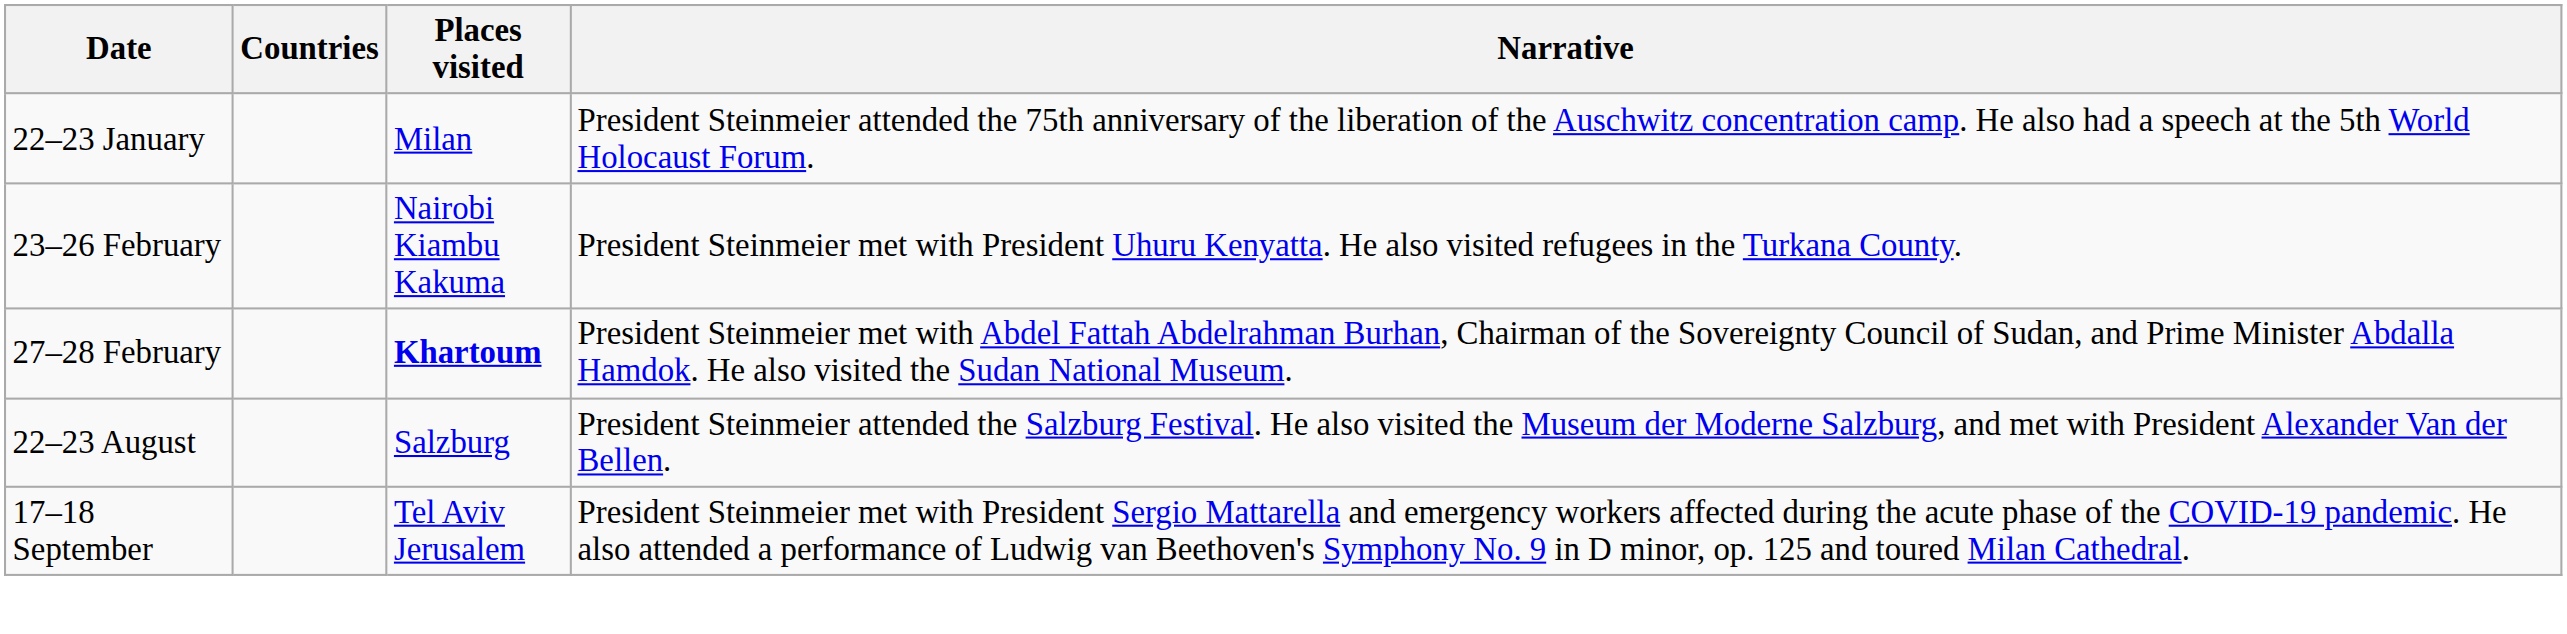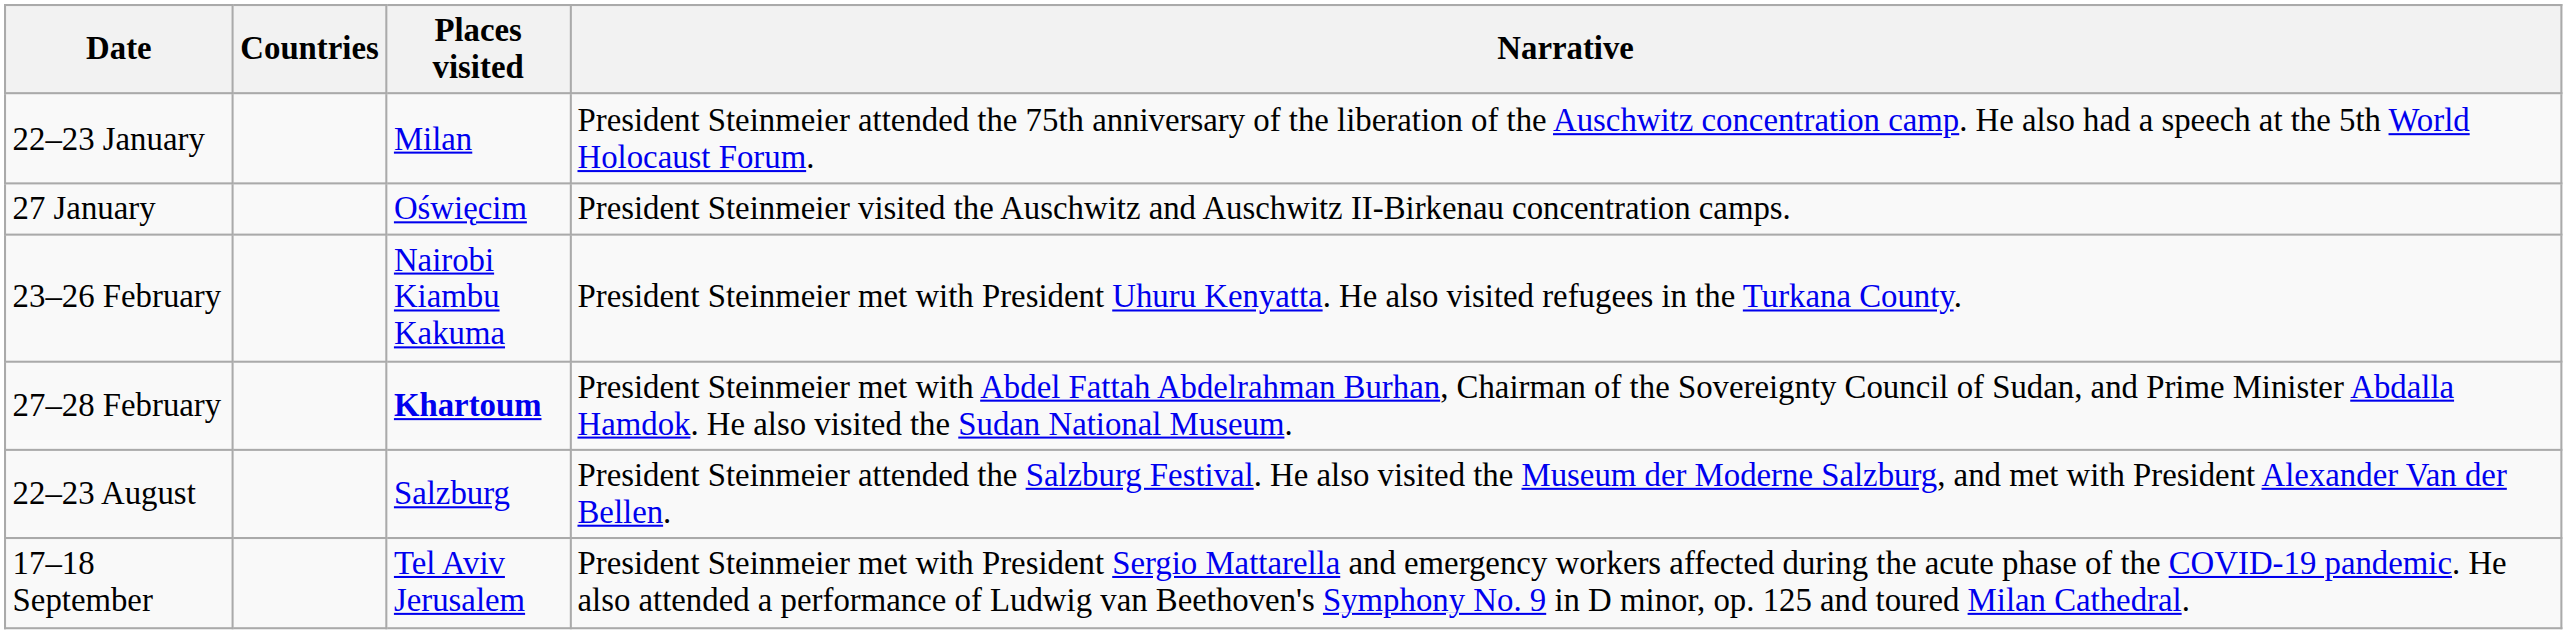+ row: (84, 208)
